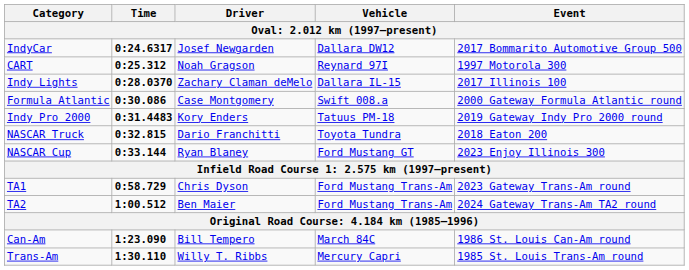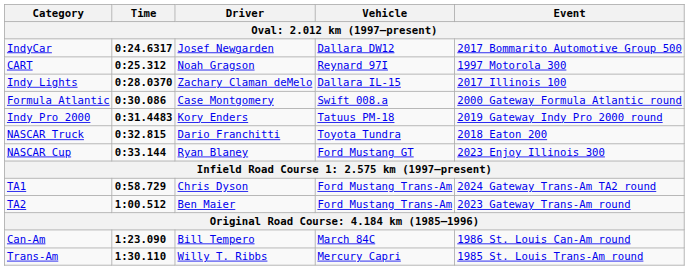(544, 187) 2023 Gateway Trans-Am round -> (557, 187) 2024 Gateway Trans-Am TA2 round
(557, 204) 2024 Gateway Trans-Am TA2 round -> (544, 204) 2023 Gateway Trans-Am round
